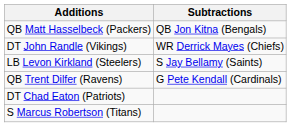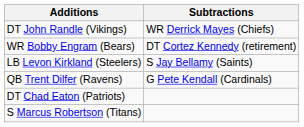- row: (79, 29)
+ row: (71, 46)
